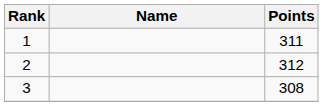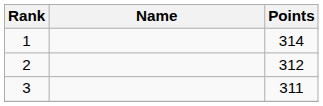(291, 40) 311 -> (291, 40) 314
(291, 88) 308 -> (291, 88) 311
